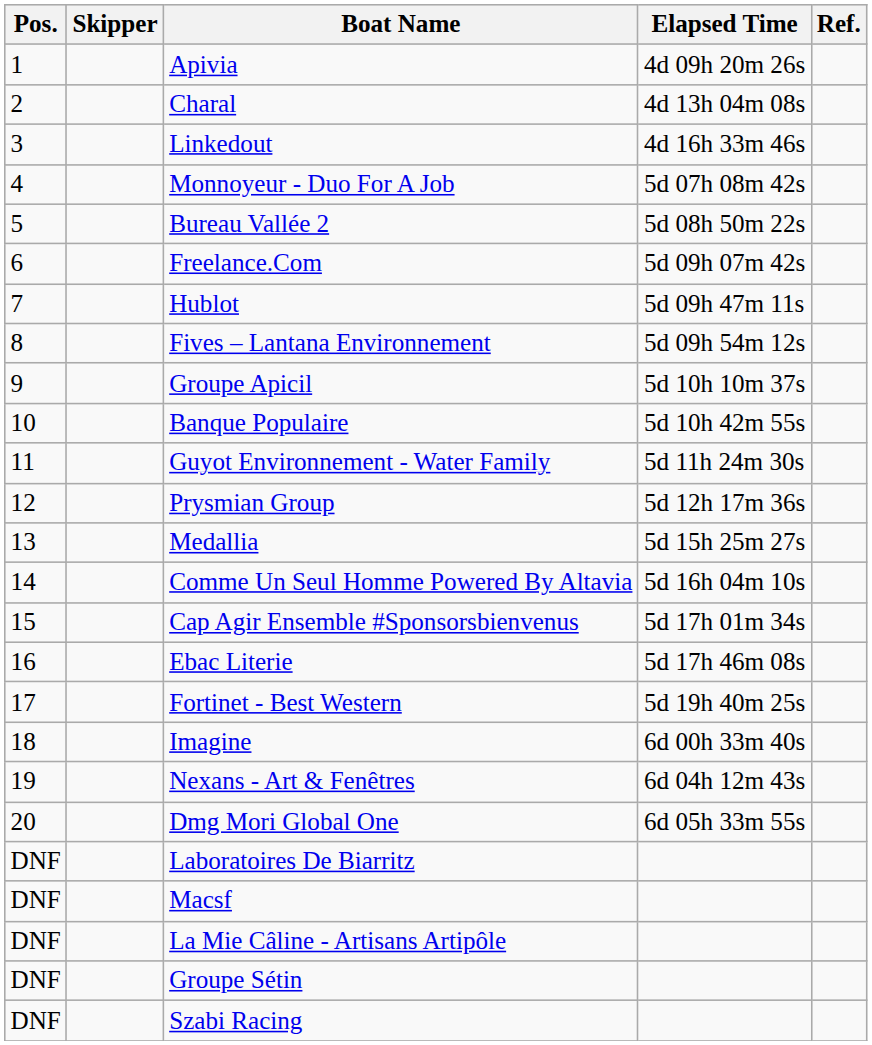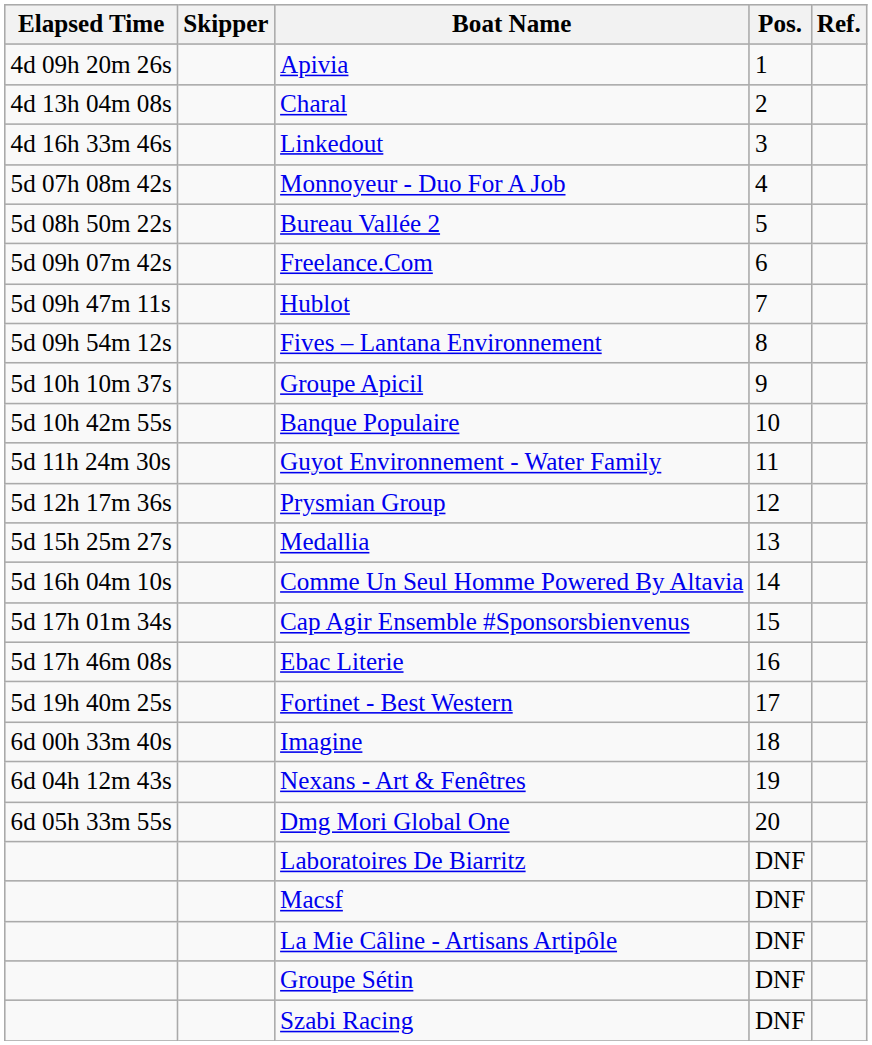columns swapped: (36, 24) <-> (725, 24)
